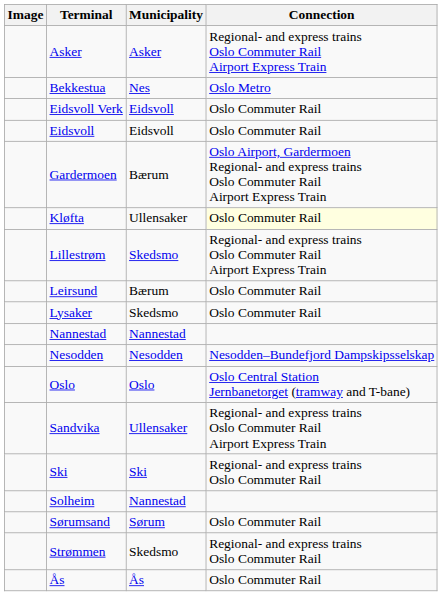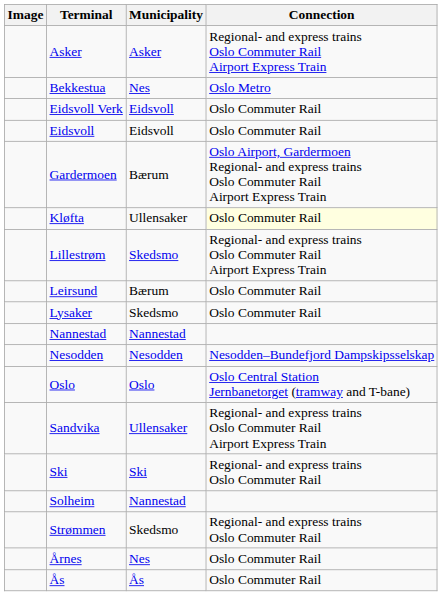- row: (80, 522)
+ row: (66, 558)
